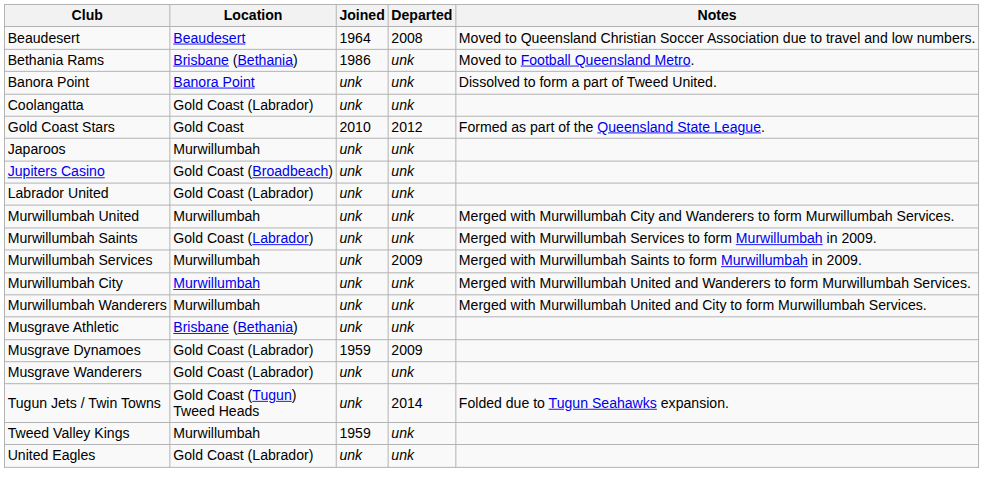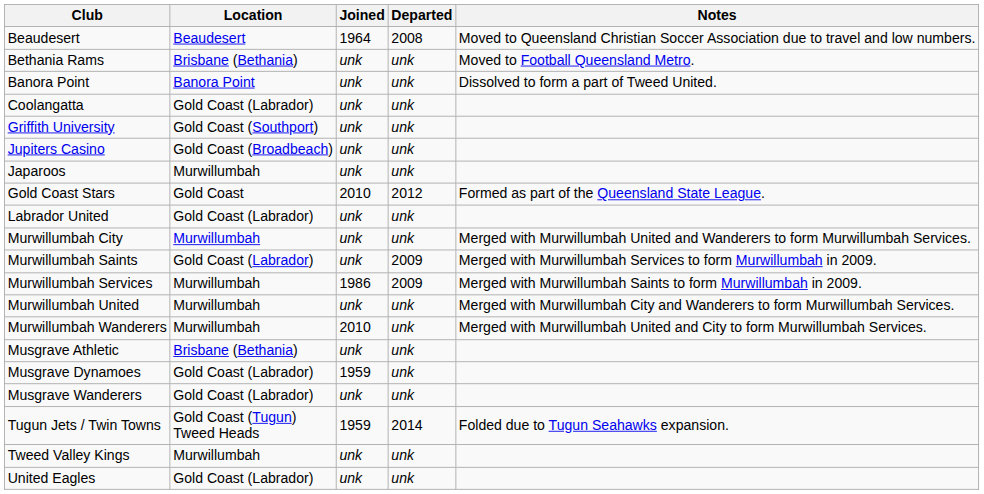(355, 60) 1986 -> (351, 60) unk
+ row: (61, 127)
rows swapped: (61, 127) <-> (56, 171)
rows swapped: (65, 283) <-> (73, 216)
(403, 238) unk -> (407, 261) 2009
(351, 261) unk -> (355, 283) 1986
(351, 305) unk -> (355, 328) 2010
(407, 350) 2009 -> (403, 372) unk
(351, 403) unk -> (355, 425) 1959
(355, 433) 1959 -> (351, 455) unk
